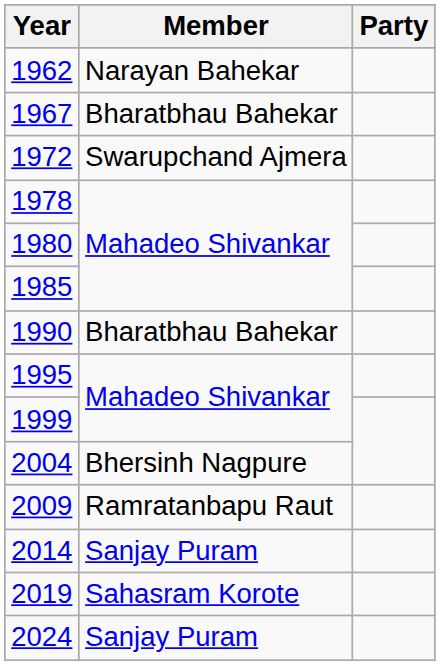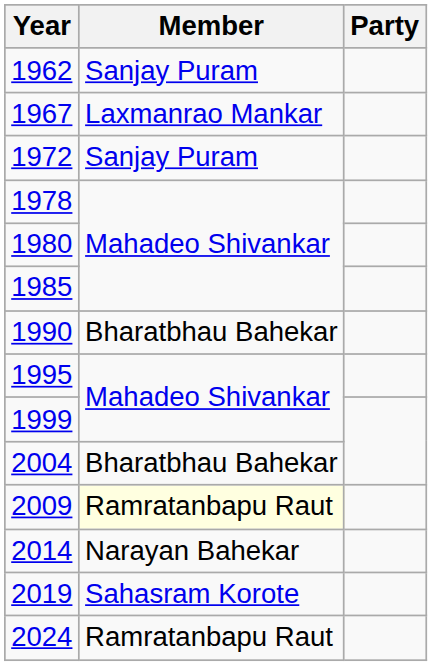(192, 69) Narayan Bahekar -> (172, 69) Sanjay Puram
(211, 113) Bharatbhau Bahekar -> (204, 113) Laxmanrao Mankar
(216, 157) Swarupchand Ajmera -> (172, 157) Sanjay Puram
(196, 462) Bhersinh Nagpure -> (211, 462) Bharatbhau Bahekar
(209, 506) no background -> (209, 506) lightyellow background
(172, 550) Sanjay Puram -> (192, 550) Narayan Bahekar
(172, 637) Sanjay Puram -> (209, 637) Ramratanbapu Raut
